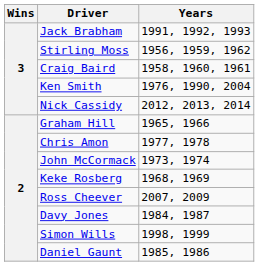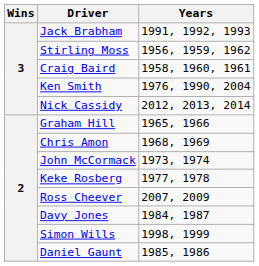(175, 142) 1977, 1978 -> (175, 142) 1968, 1969
(175, 179) 1968, 1969 -> (175, 179) 1977, 1978
